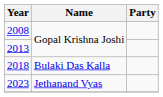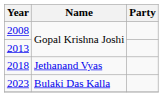(72, 65) Bulaki Das Kalla -> (68, 65) Jethanand Vyas
(68, 83) Jethanand Vyas -> (72, 83) Bulaki Das Kalla
